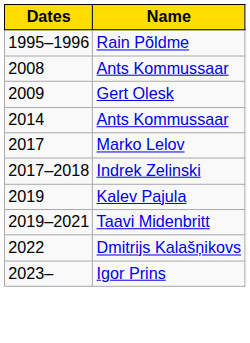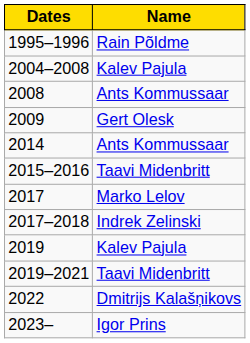+ row: (49, 68)
+ row: (49, 171)
